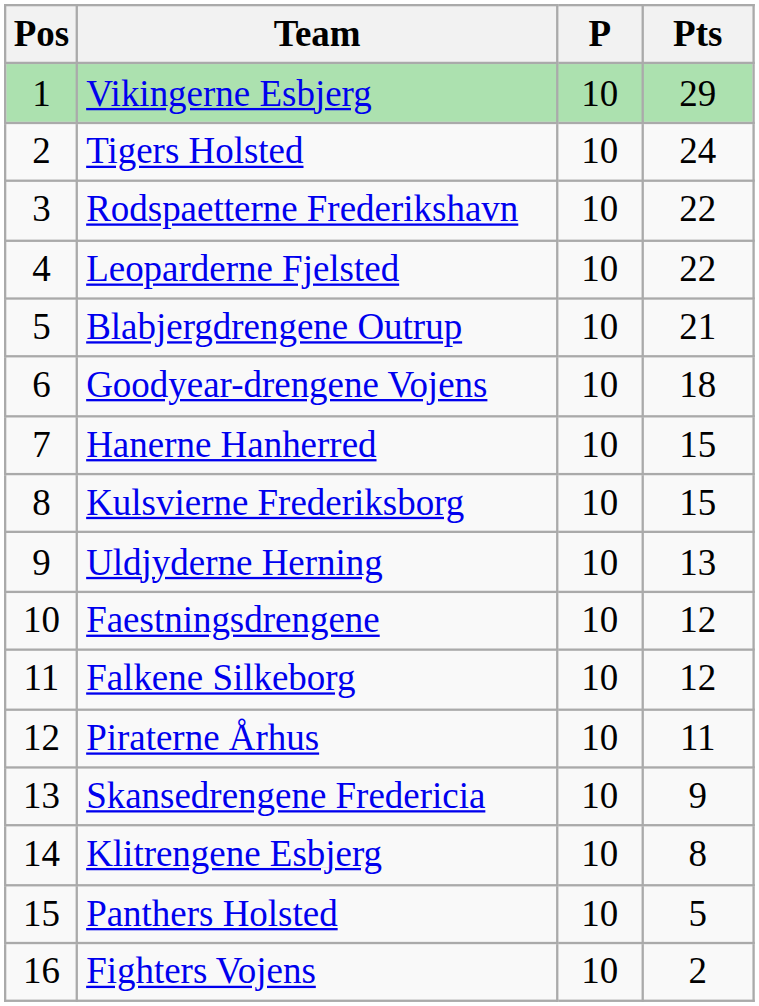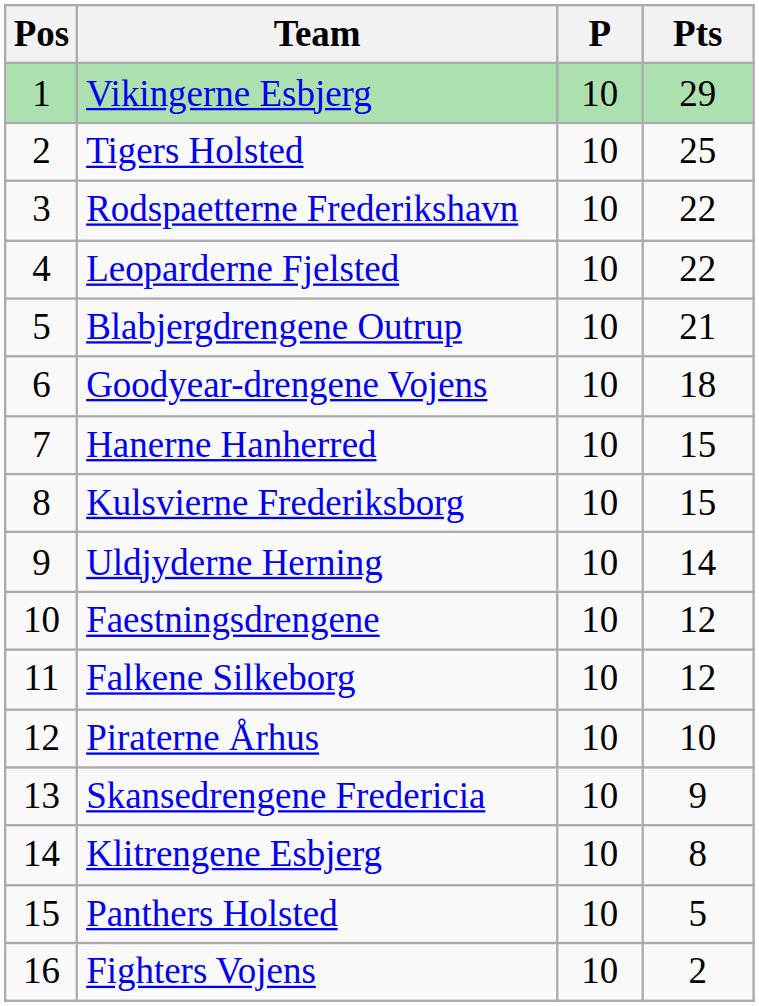(698, 151) 24 -> (698, 151) 25
(698, 561) 13 -> (698, 561) 14
(698, 737) 11 -> (698, 737) 10
